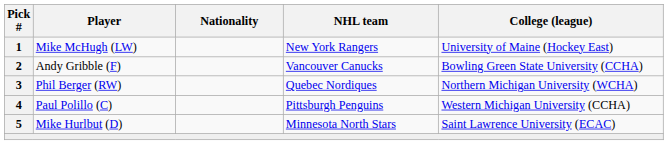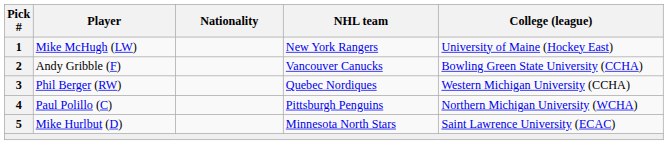(540, 85) Northern Michigan University (WCHA) -> (536, 85) Western Michigan University (CCHA)
(536, 104) Western Michigan University (CCHA) -> (540, 104) Northern Michigan University (WCHA)
